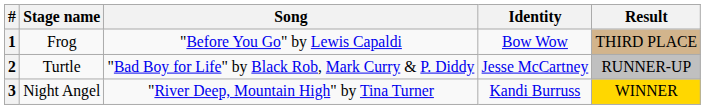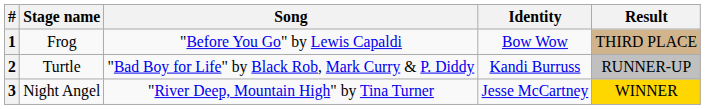(535, 66) Jesse McCartney -> (535, 66) Kandi Burruss
(535, 91) Kandi Burruss -> (535, 91) Jesse McCartney
